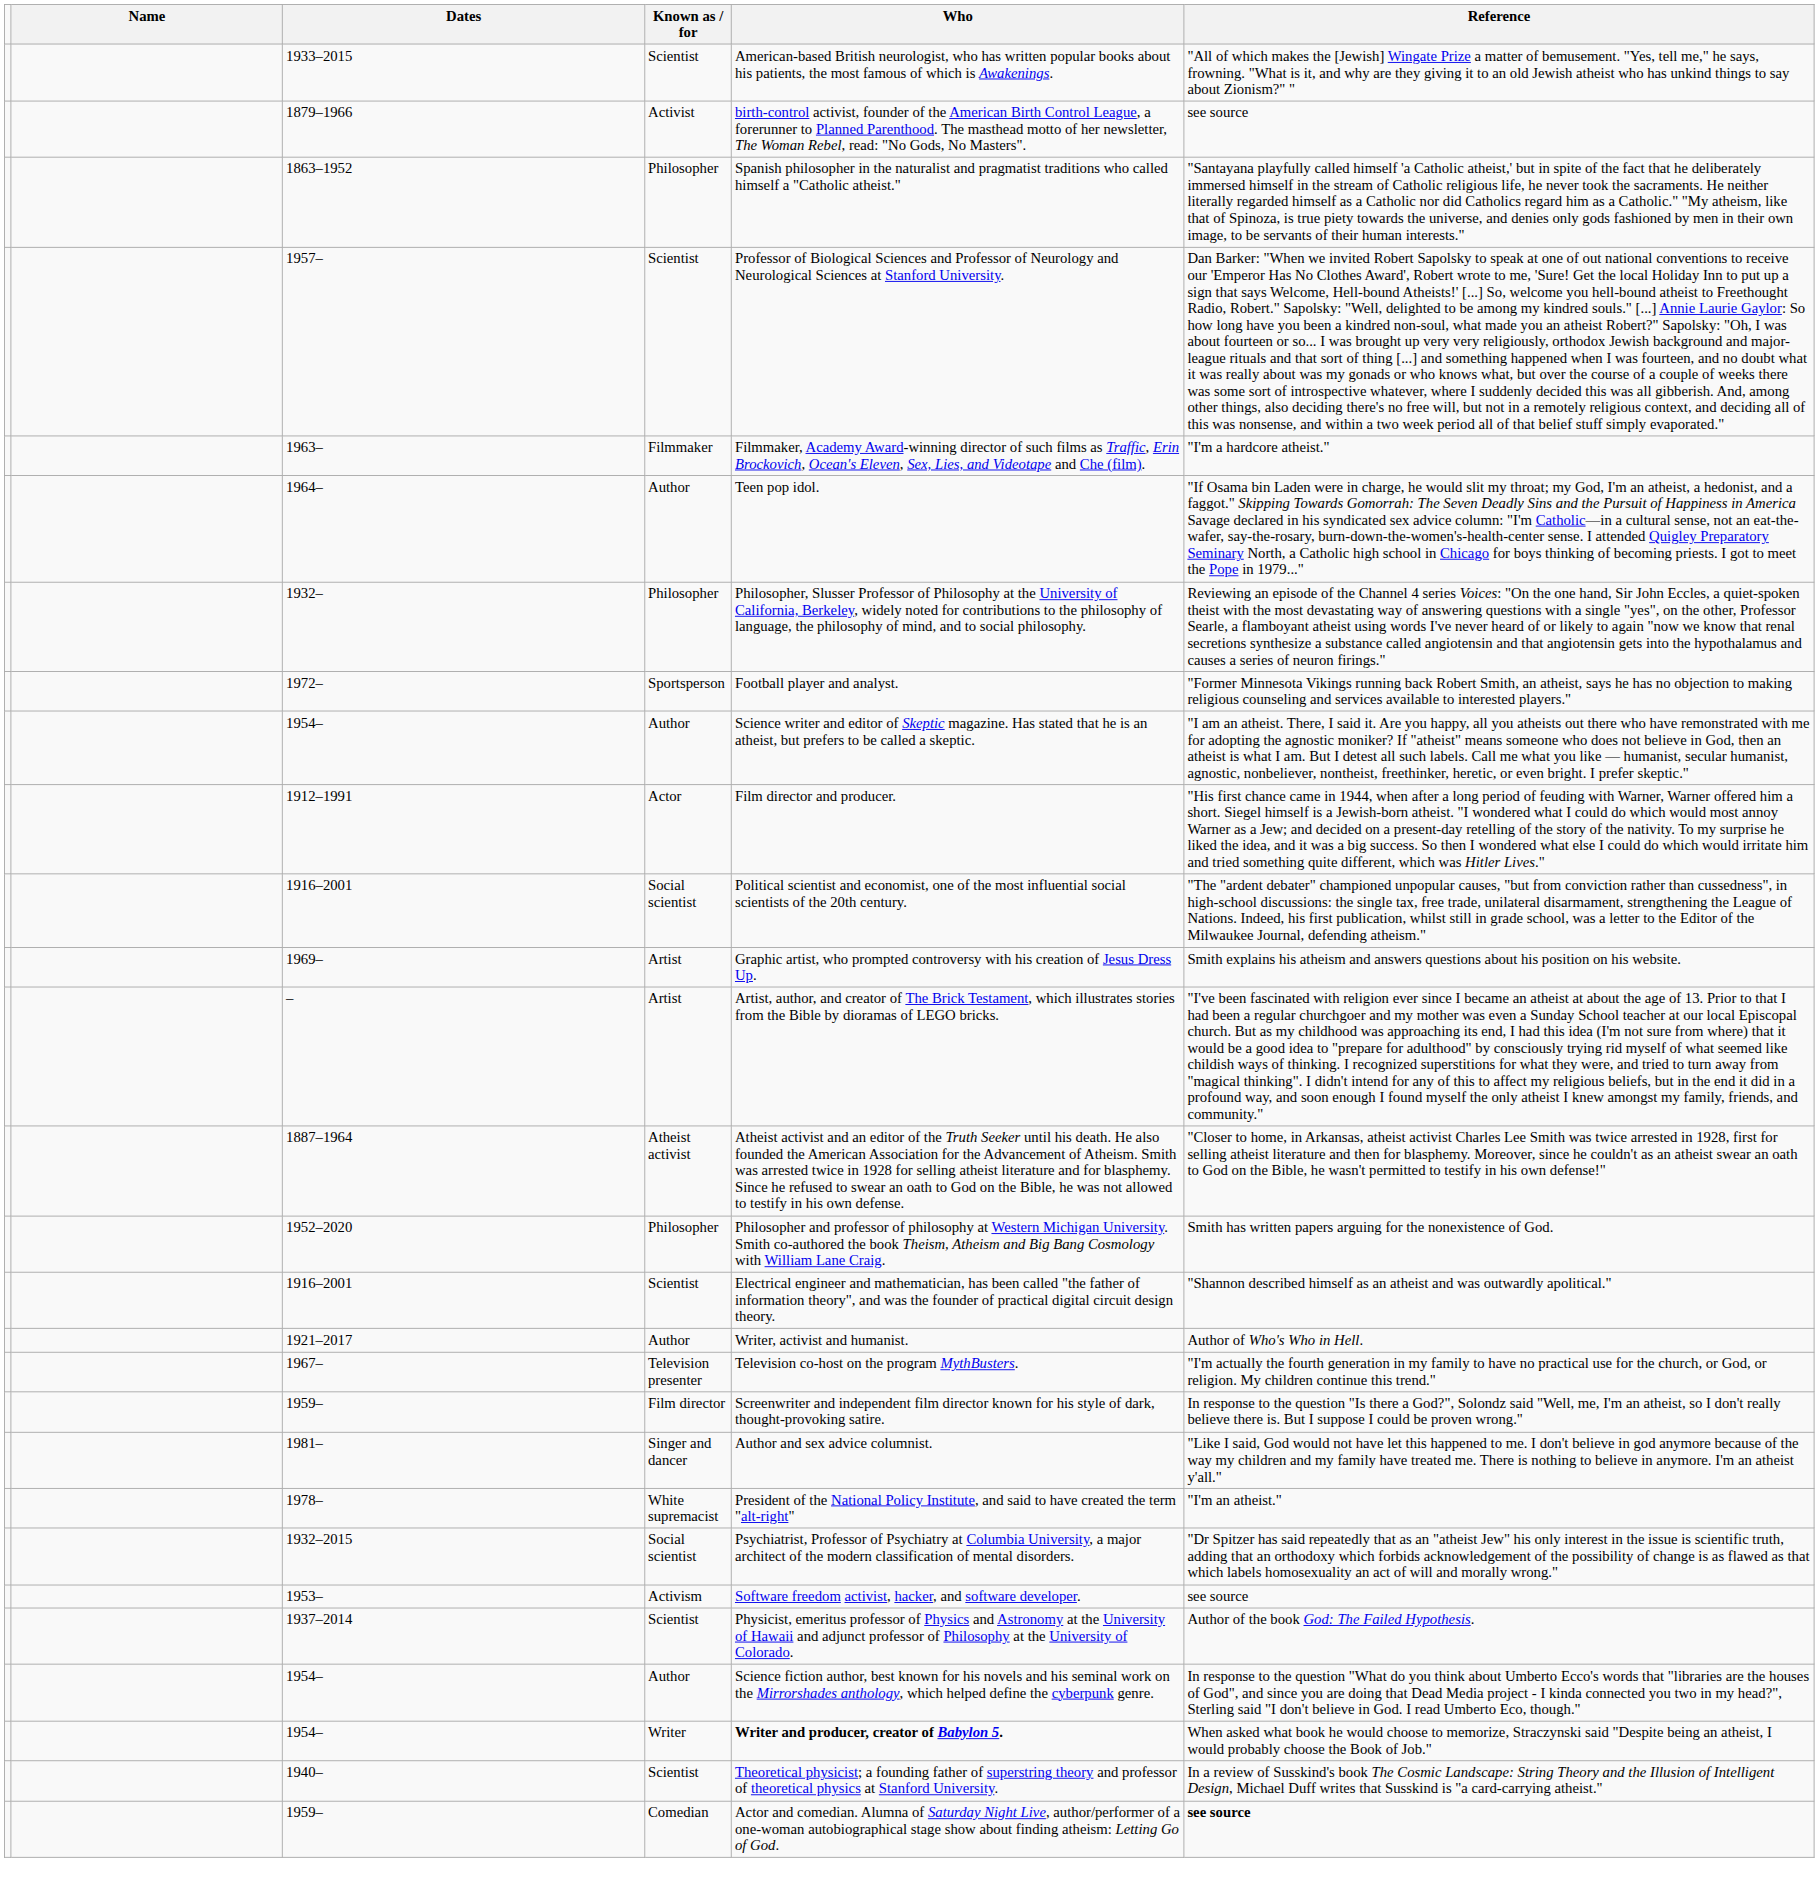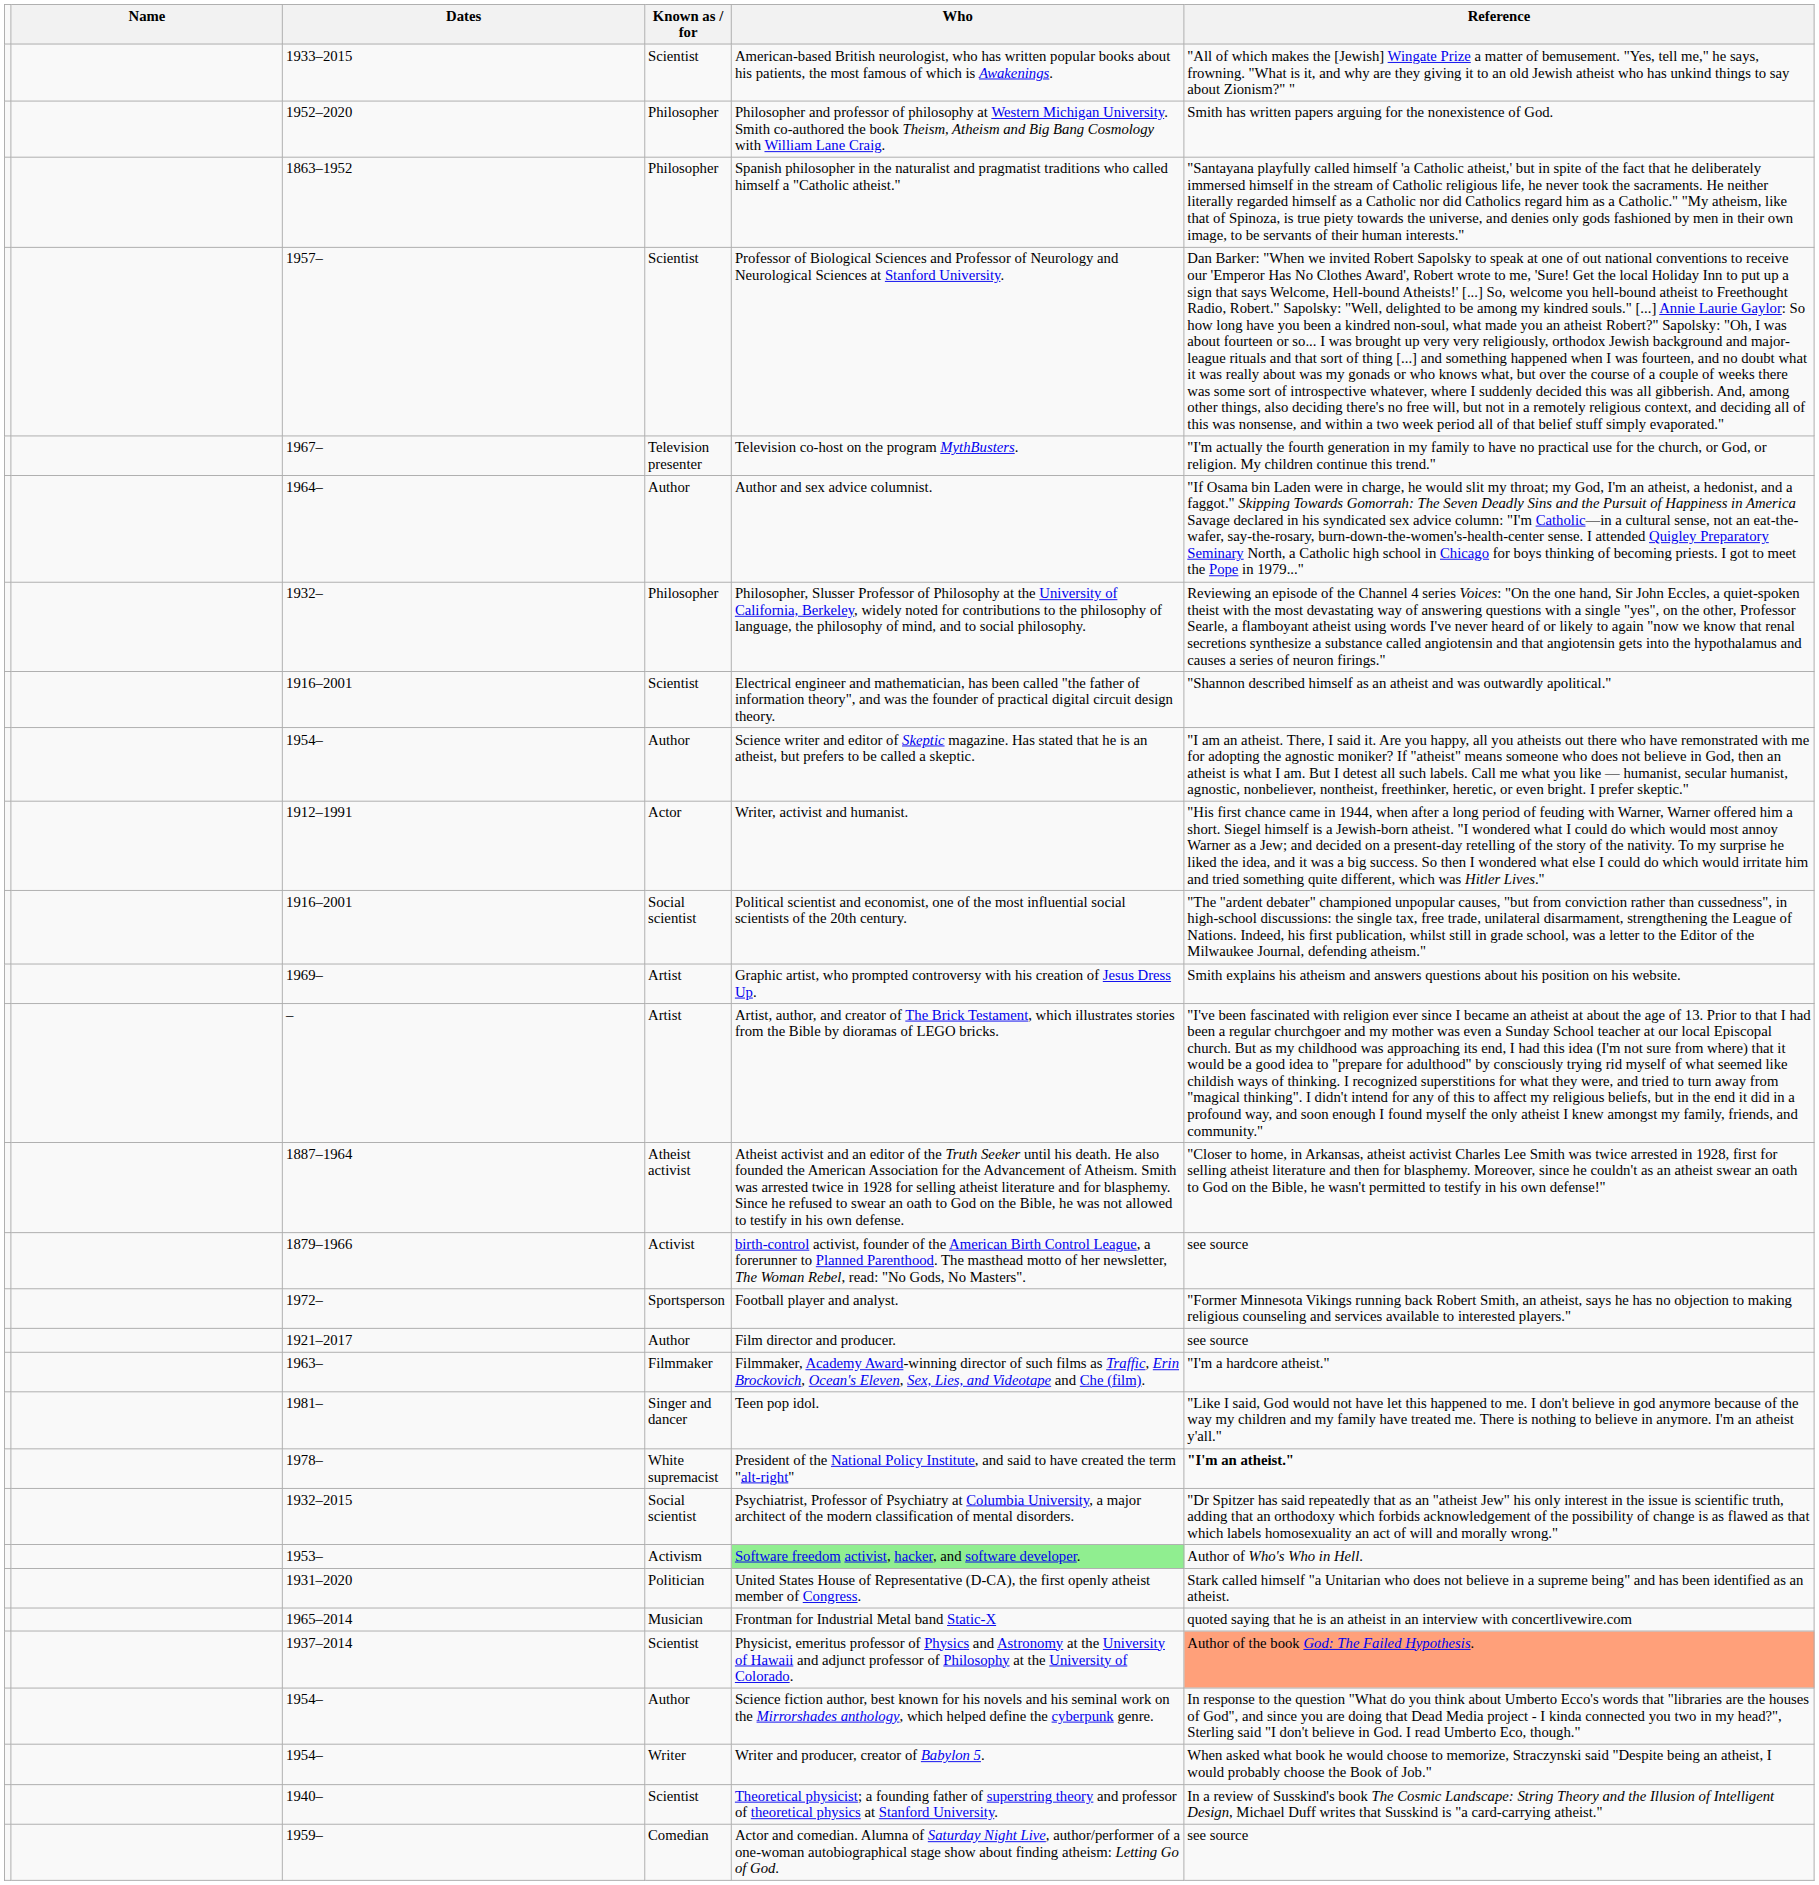rows swapped: (319, 112) <-> (319, 1227)
rows swapped: (304, 1363) <-> (304, 447)
(777, 487) Teen pop idol. -> (834, 487) Author and sex advice columnist.
rows swapped: (319, 1283) <-> (304, 683)
(815, 796) Film director and producer. -> (822, 812) Writer, activist and humanist.
(822, 1340) Writer, activist and humanist. -> (815, 1340) Film director and producer.
(1275, 1340) Author of Who's Who in Hell. -> (1218, 1340) see source
- row: (304, 1403)
(834, 1443) Author and sex advice columnist. -> (777, 1403) Teen pop idol.
(1235, 1500) normal -> (1241, 1460) bold
(908, 1596) no background -> (908, 1556) lightgreen background
(1218, 1596) see source -> (1275, 1556) Author of Who's Who in Hell.
+ row: (319, 1579)
+ row: (319, 1619)
(1331, 1619) no background -> (1331, 1643) lightsalmon background
(869, 1732) bold -> (860, 1756) normal
(1219, 1812) bold -> (1218, 1835) normal
